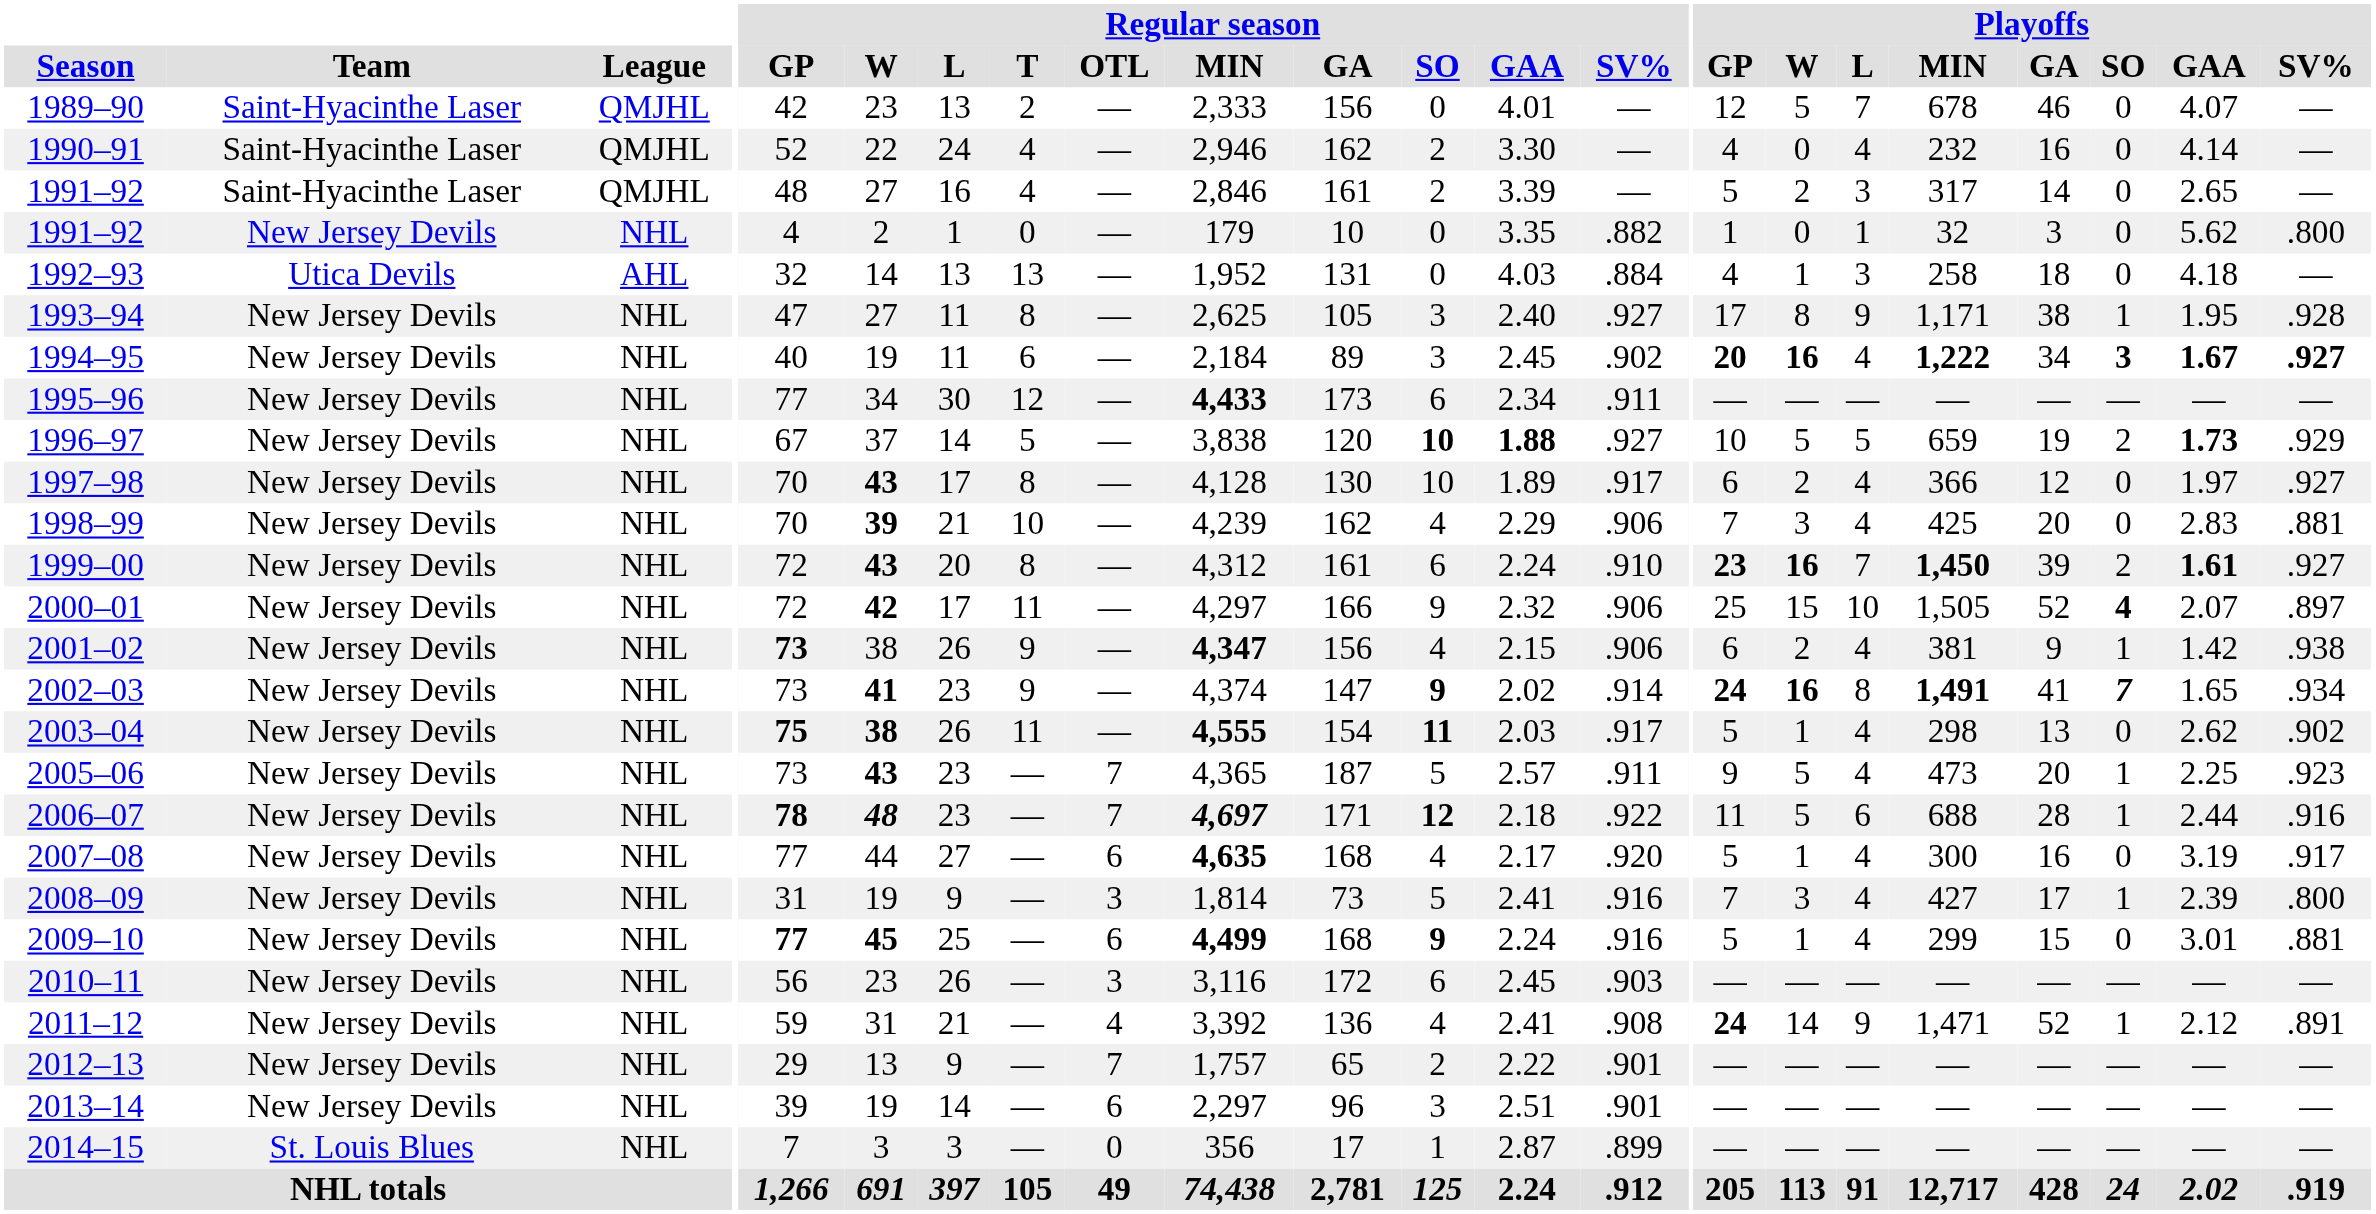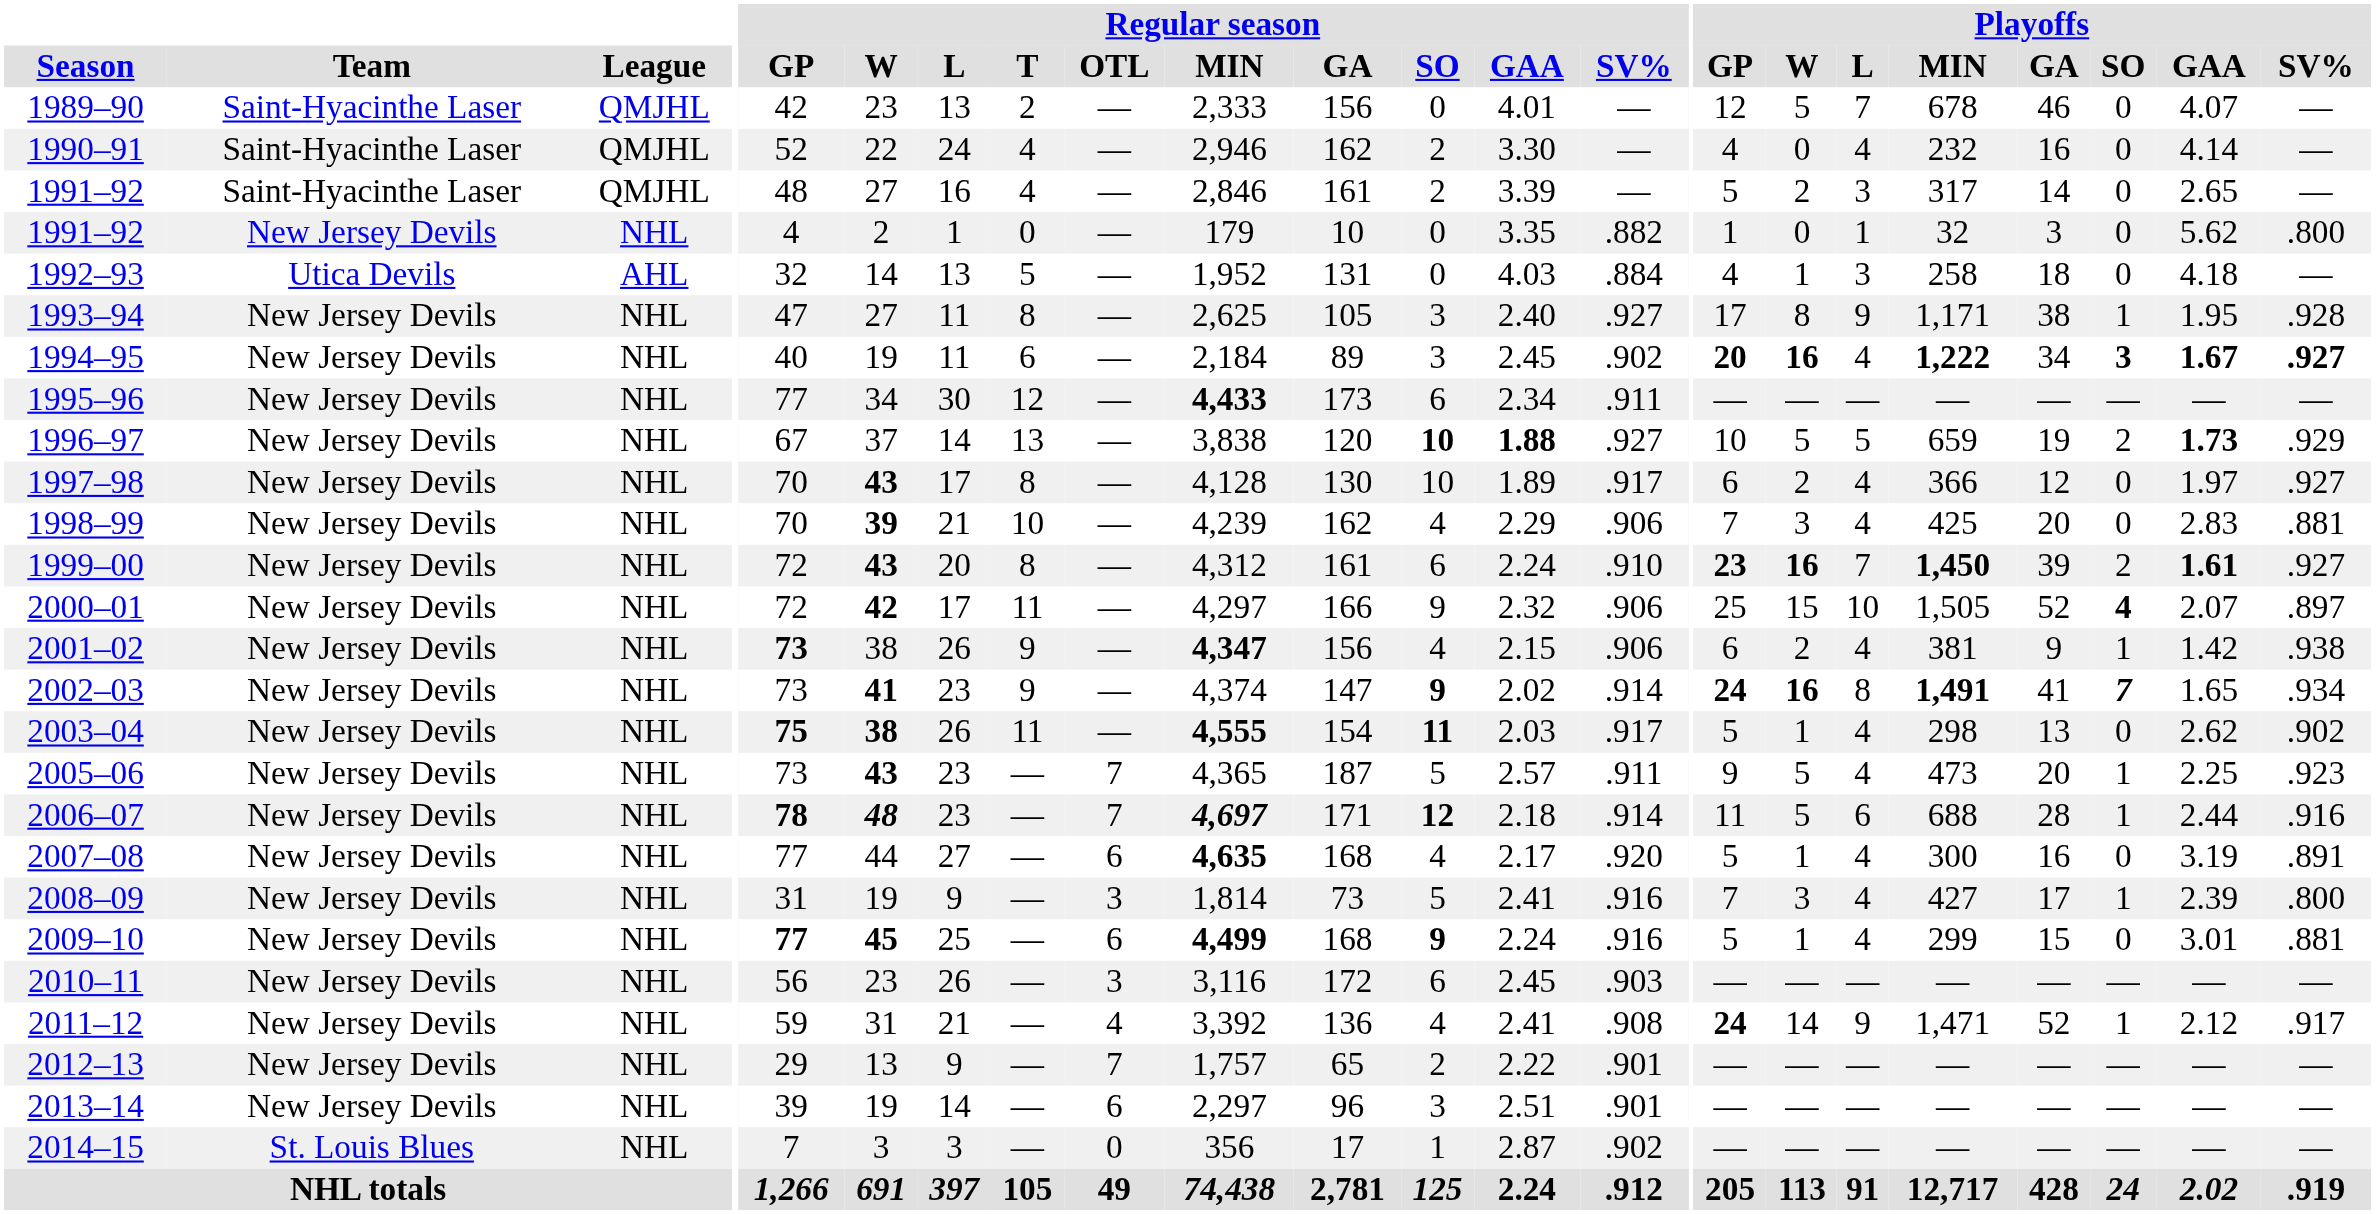(1027, 273) 13 -> (1027, 273) 5
(1027, 440) 5 -> (1027, 440) 13
(1634, 814) .922 -> (1634, 814) .914
(2316, 856) .917 -> (2316, 856) .891
(2316, 1022) .891 -> (2316, 1022) .917
(1634, 1147) .899 -> (1634, 1147) .902
